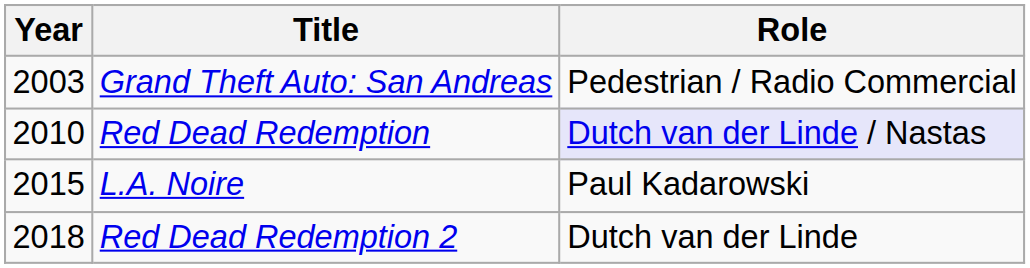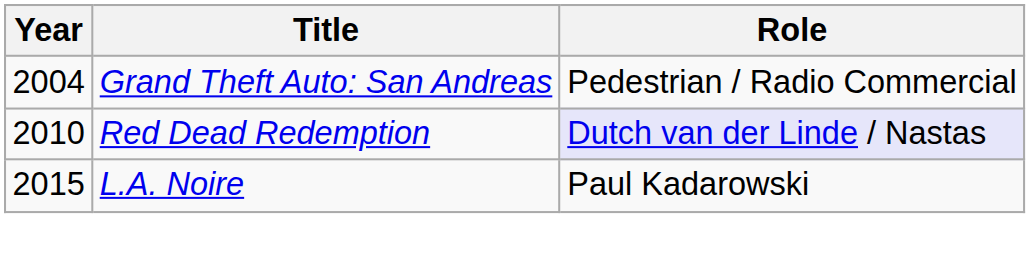(49, 81) 2003 -> (49, 81) 2004
- row: (278, 236)
